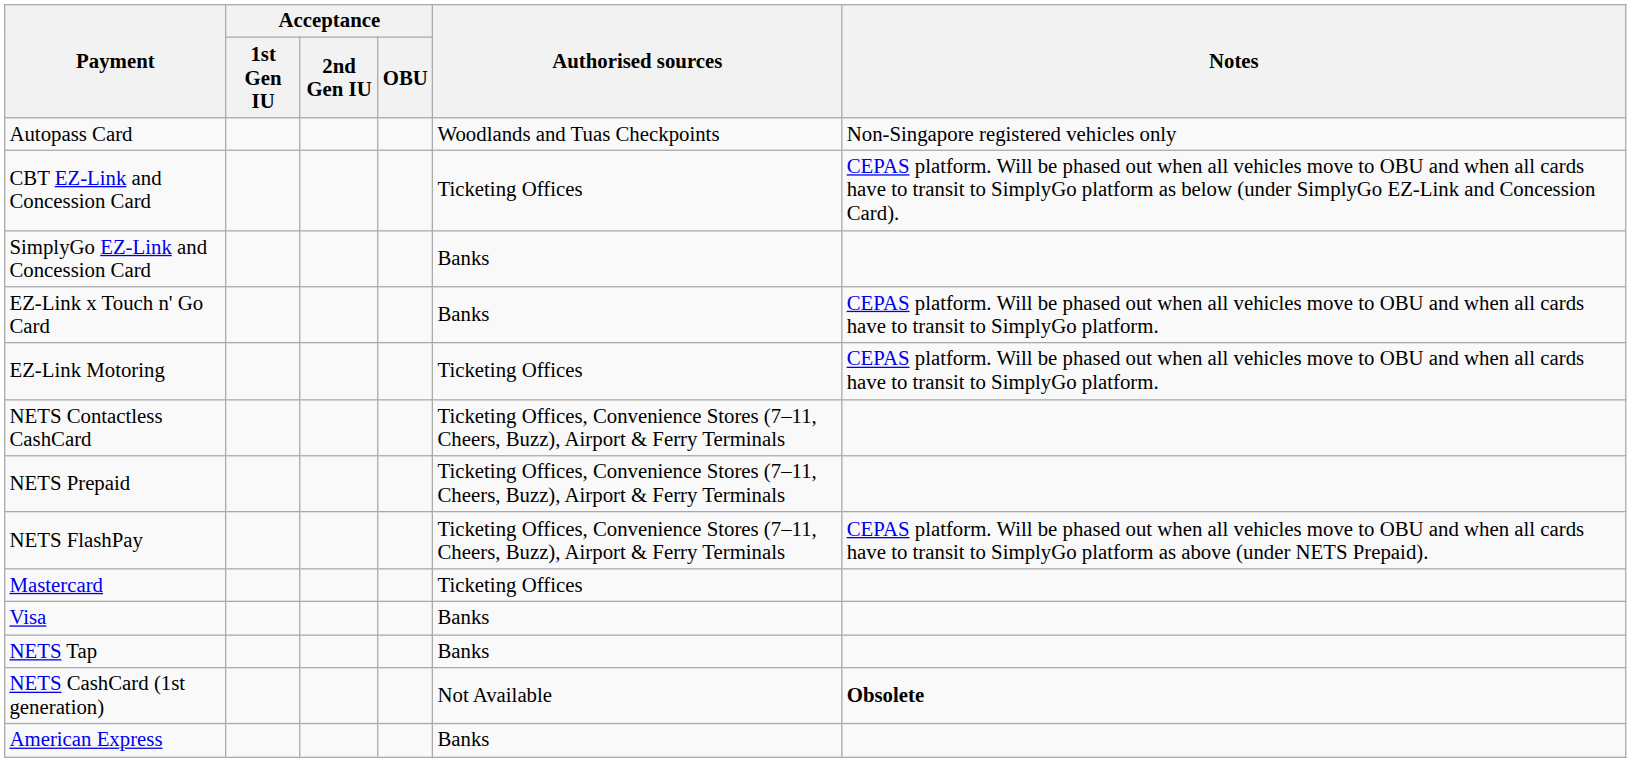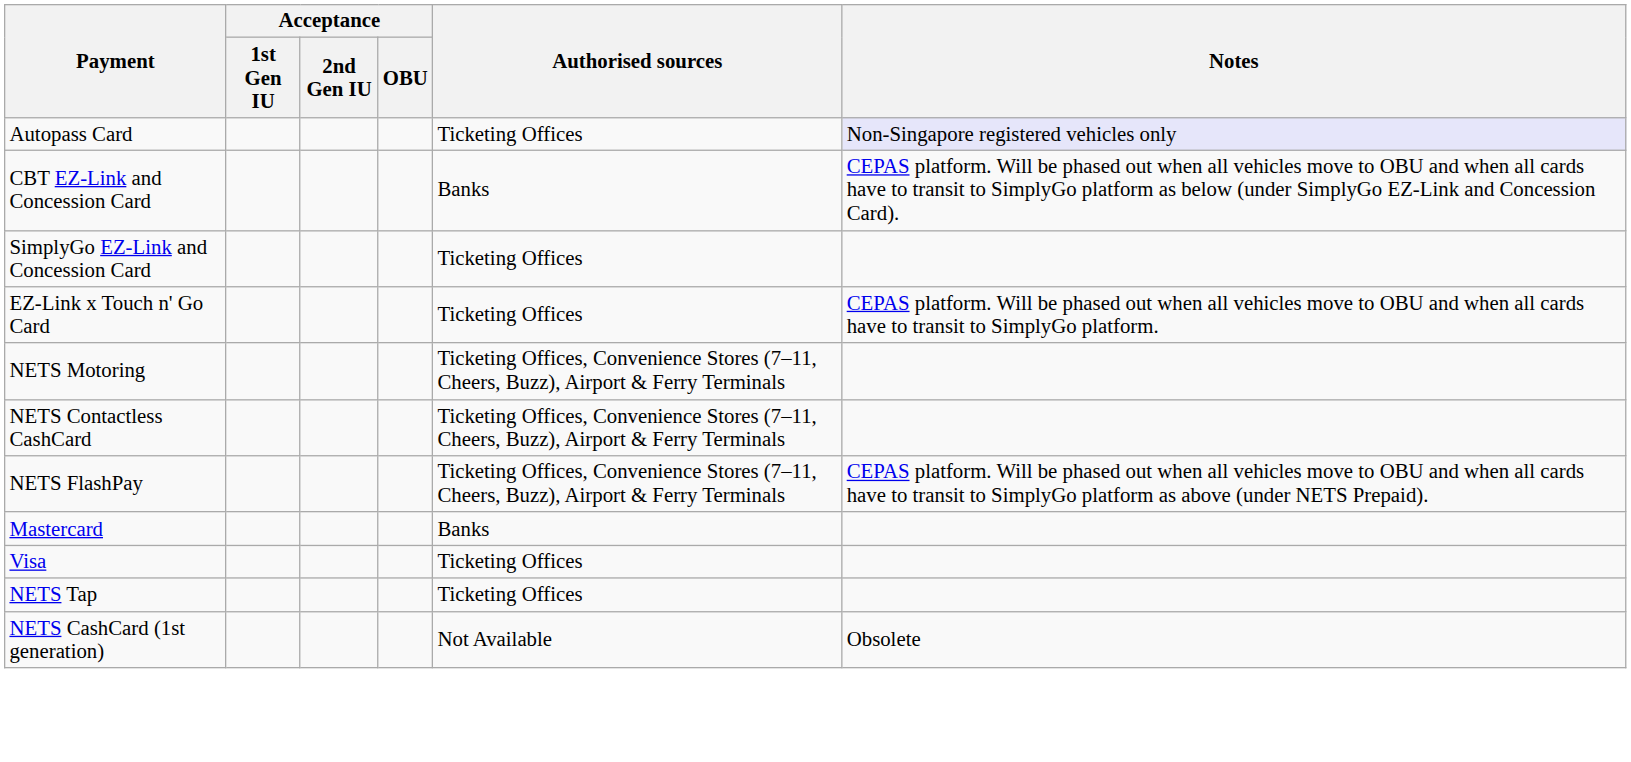(578, 133) Woodlands and Tuas Checkpoints -> (510, 133) Ticketing Offices
(1012, 133) no background -> (1012, 133) lavender background
(510, 190) Ticketing Offices -> (463, 190) Banks
(463, 258) Banks -> (510, 258) Ticketing Offices
(463, 314) Banks -> (510, 314) Ticketing Offices
- row: (87, 371)
+ row: (77, 371)
- row: (70, 483)
(510, 584) Ticketing Offices -> (463, 528) Banks
(463, 617) Banks -> (510, 561) Ticketing Offices
(463, 650) Banks -> (510, 594) Ticketing Offices
(885, 695) bold -> (884, 639) normal
- row: (86, 740)
